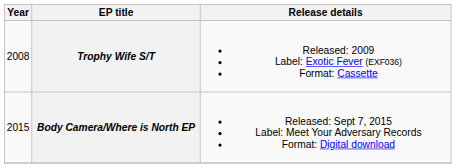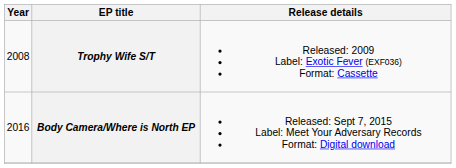(18, 127) 2015 -> (18, 127) 2016
